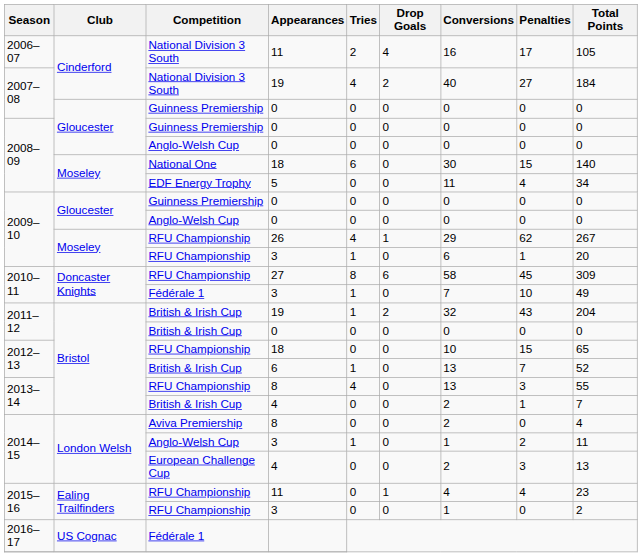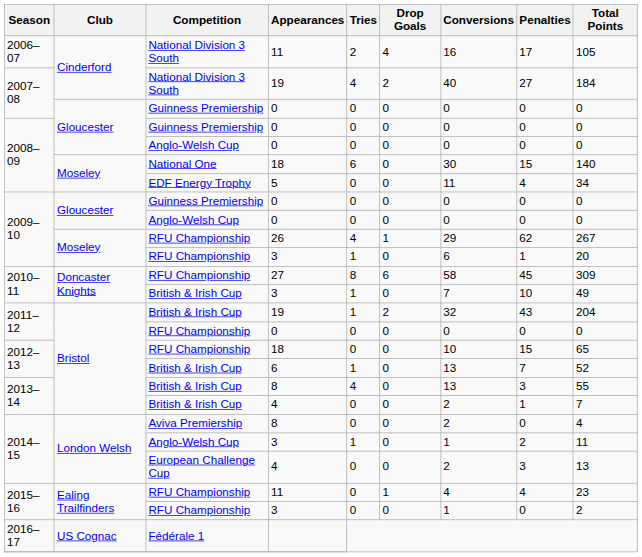(176, 293) Fédérale 1 -> (195, 293) British & Irish Cup
(195, 331) British & Irish Cup -> (199, 331) RFU Championship
(199, 386) RFU Championship -> (195, 386) British & Irish Cup
